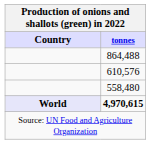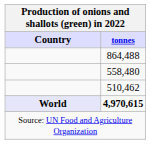- row: (123, 71)
+ row: (123, 87)
